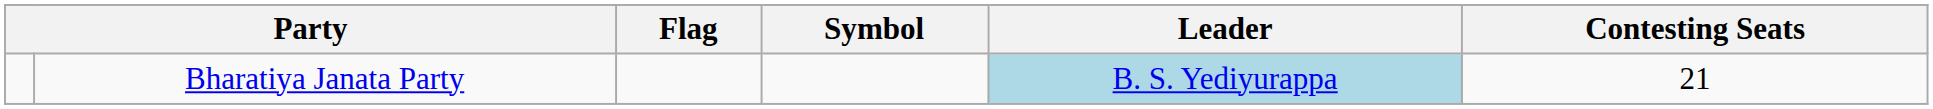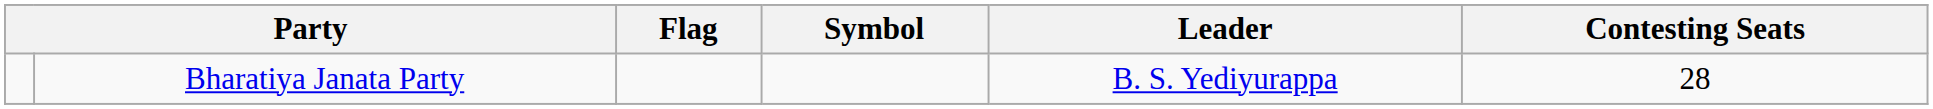(1225, 78) lightblue background -> (1225, 78) no background
(1695, 78) 21 -> (1695, 78) 28
